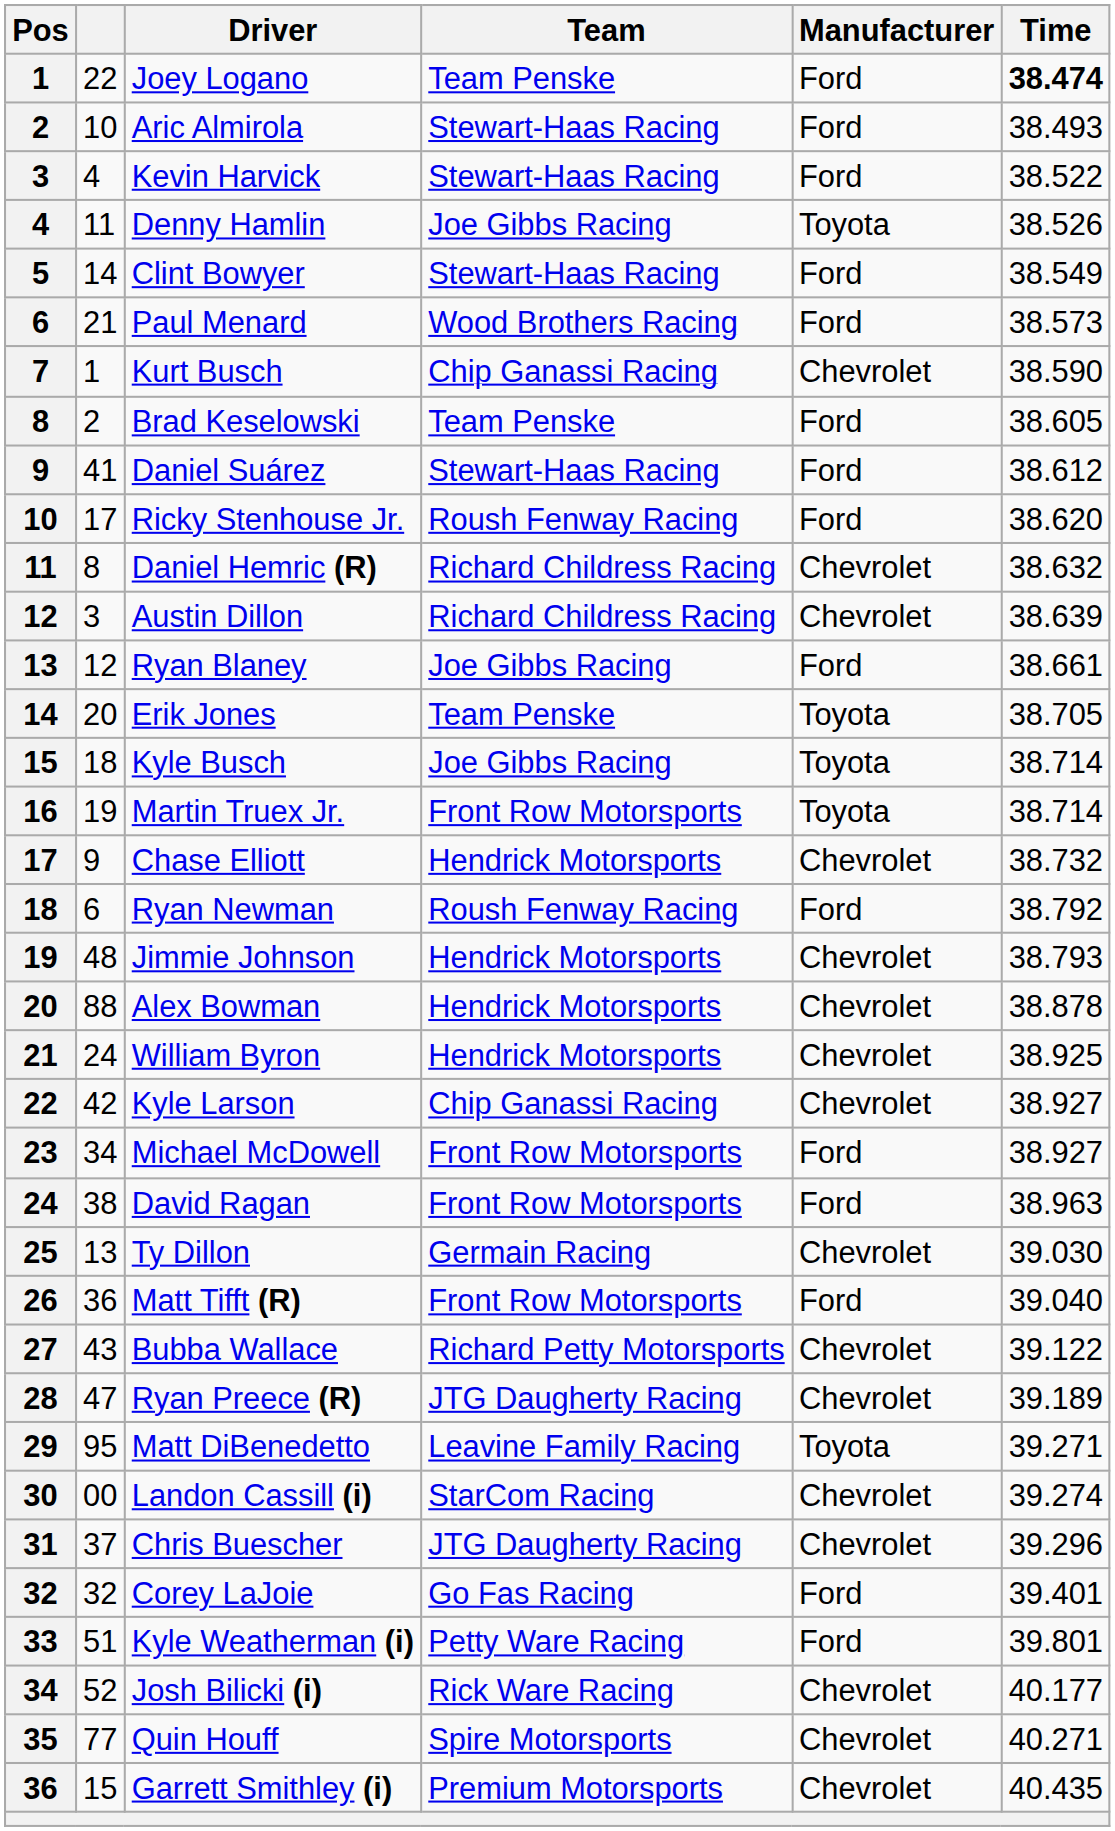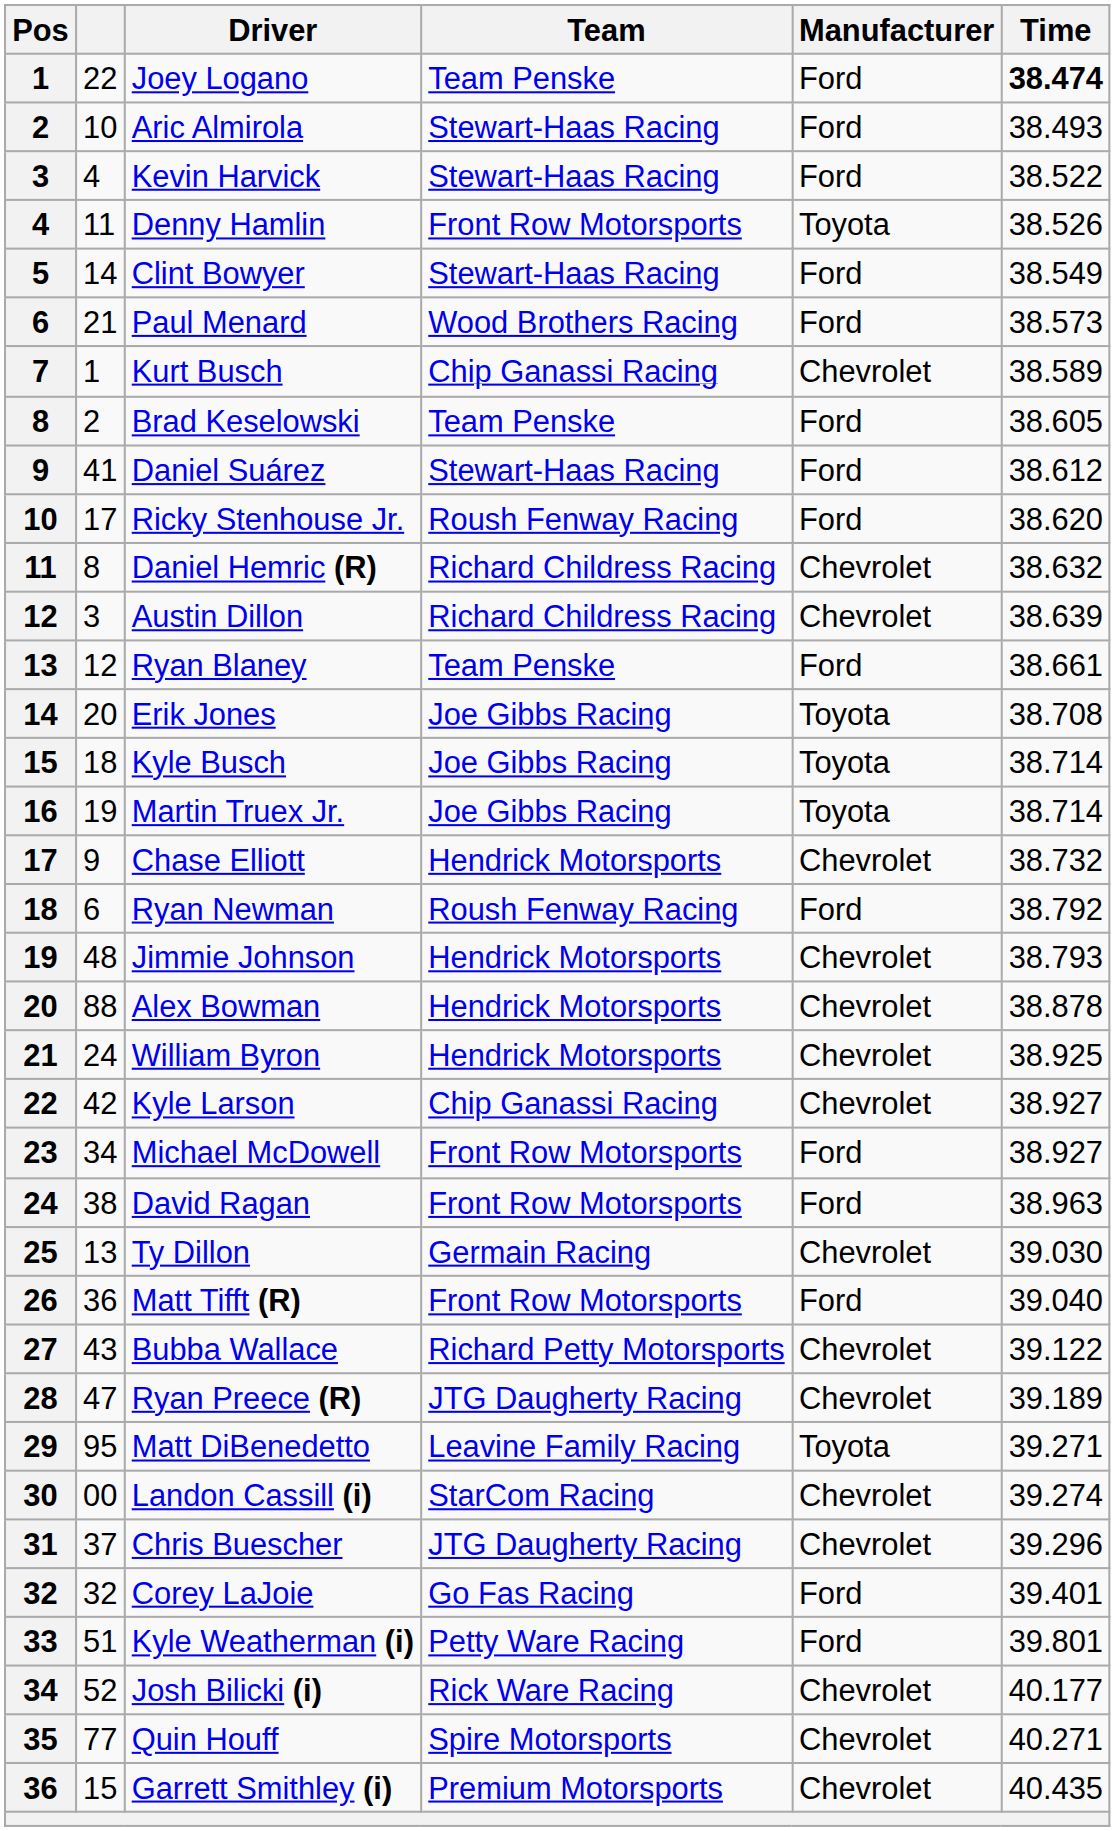(550, 225) Joe Gibbs Racing -> (585, 225) Front Row Motorsports
(1056, 372) 38.590 -> (1056, 372) 38.589
(550, 665) Joe Gibbs Racing -> (522, 665) Team Penske
(522, 713) Team Penske -> (550, 713) Joe Gibbs Racing
(1056, 713) 38.705 -> (1056, 713) 38.708
(585, 811) Front Row Motorsports -> (550, 811) Joe Gibbs Racing
